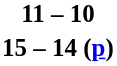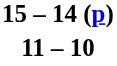rows swapped: (58, 47) <-> (58, 13)
